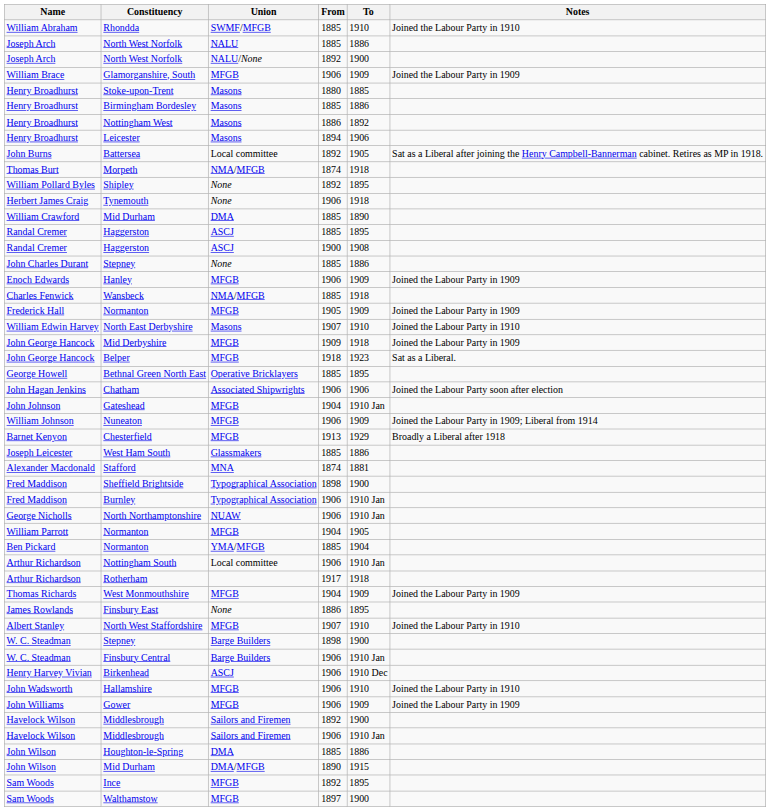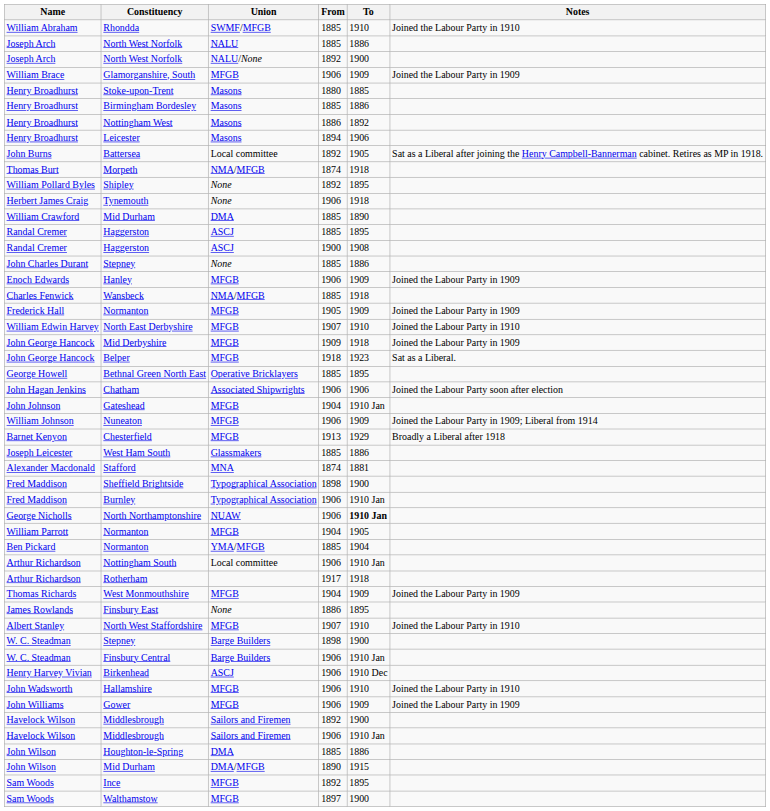(226, 327) Masons -> (225, 327) MFGB
(367, 515) normal -> (368, 515) bold
